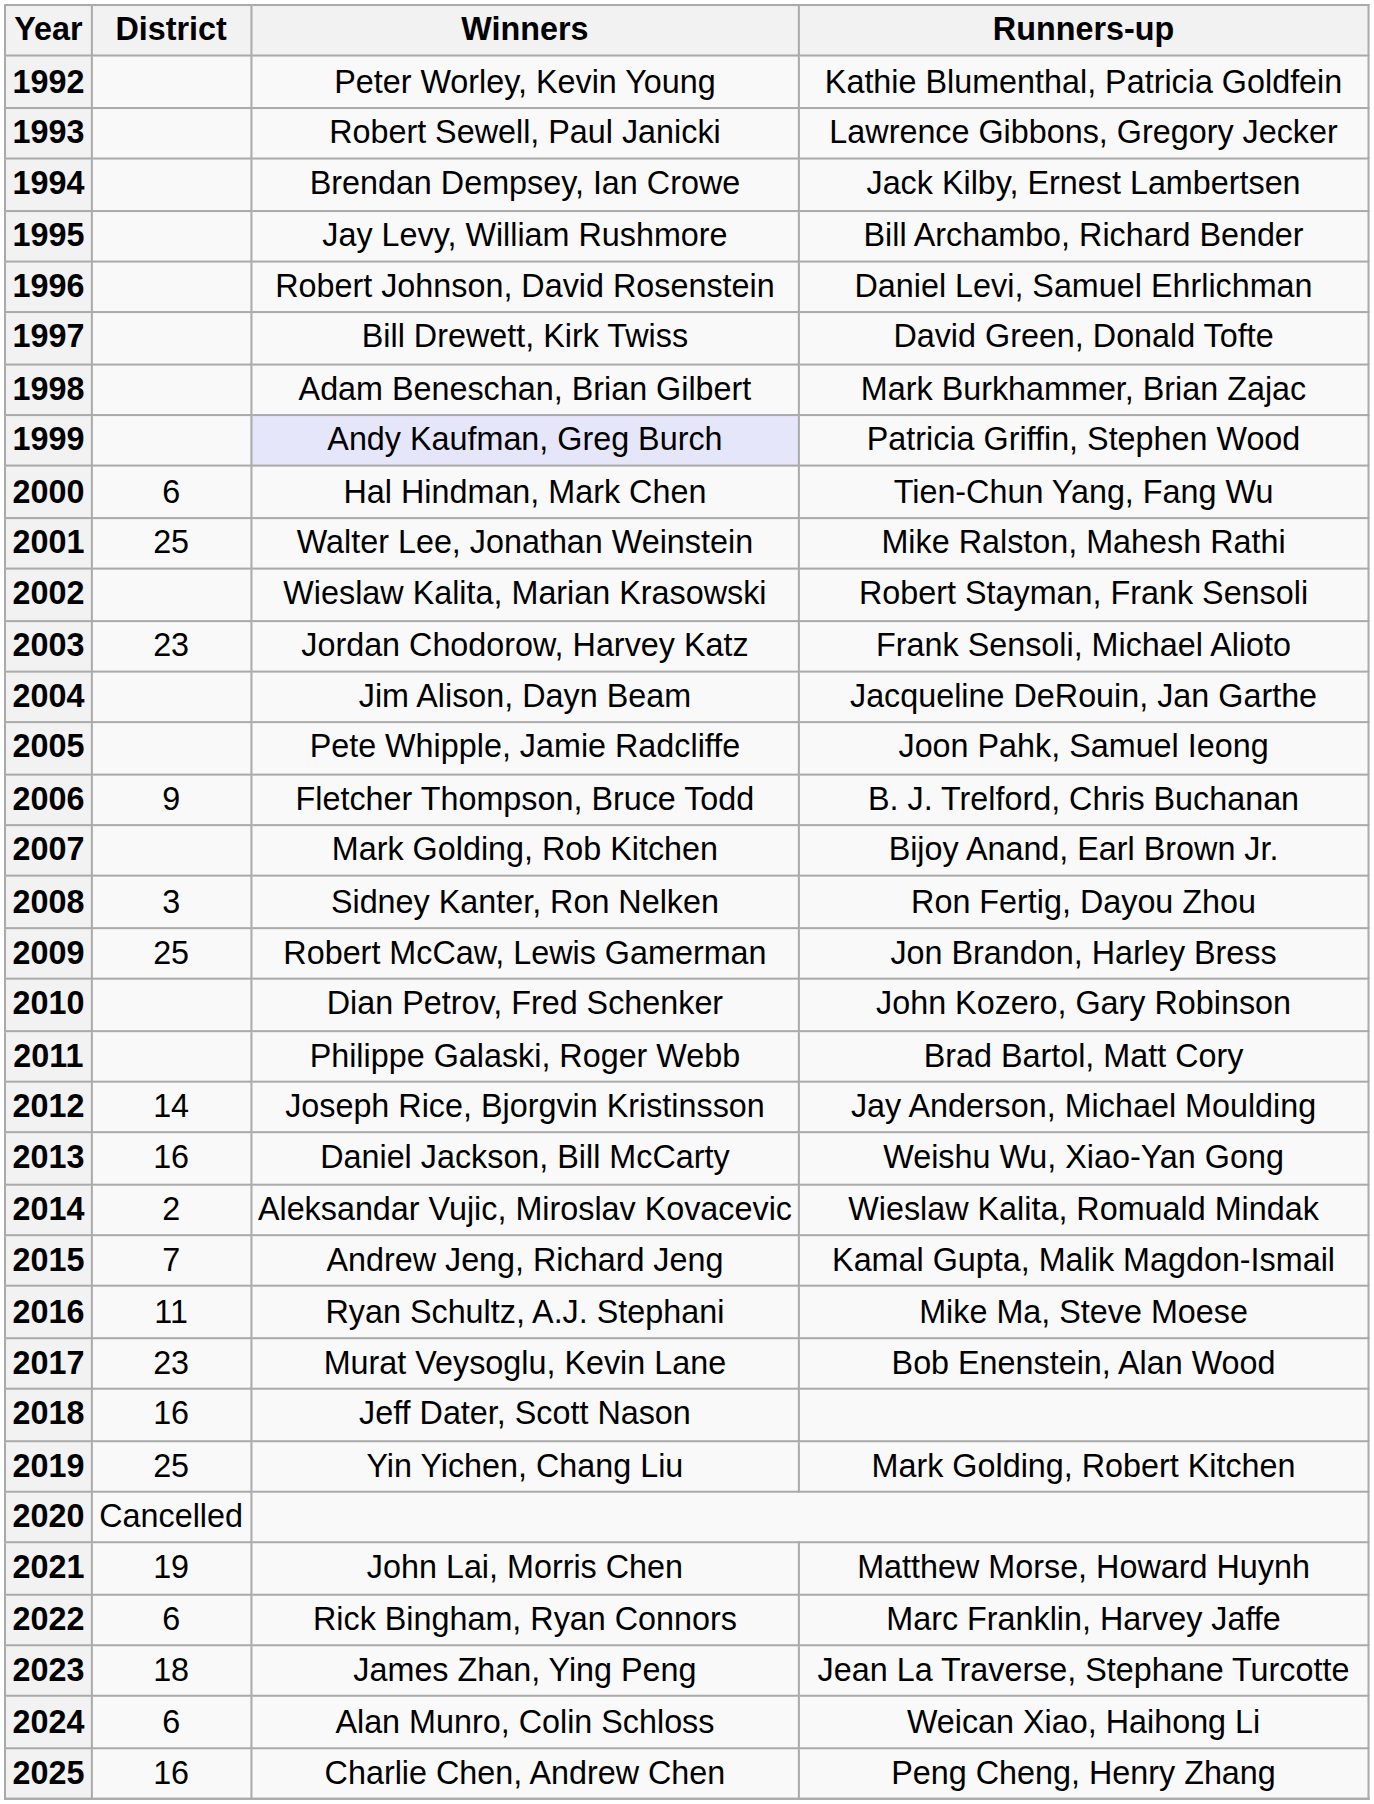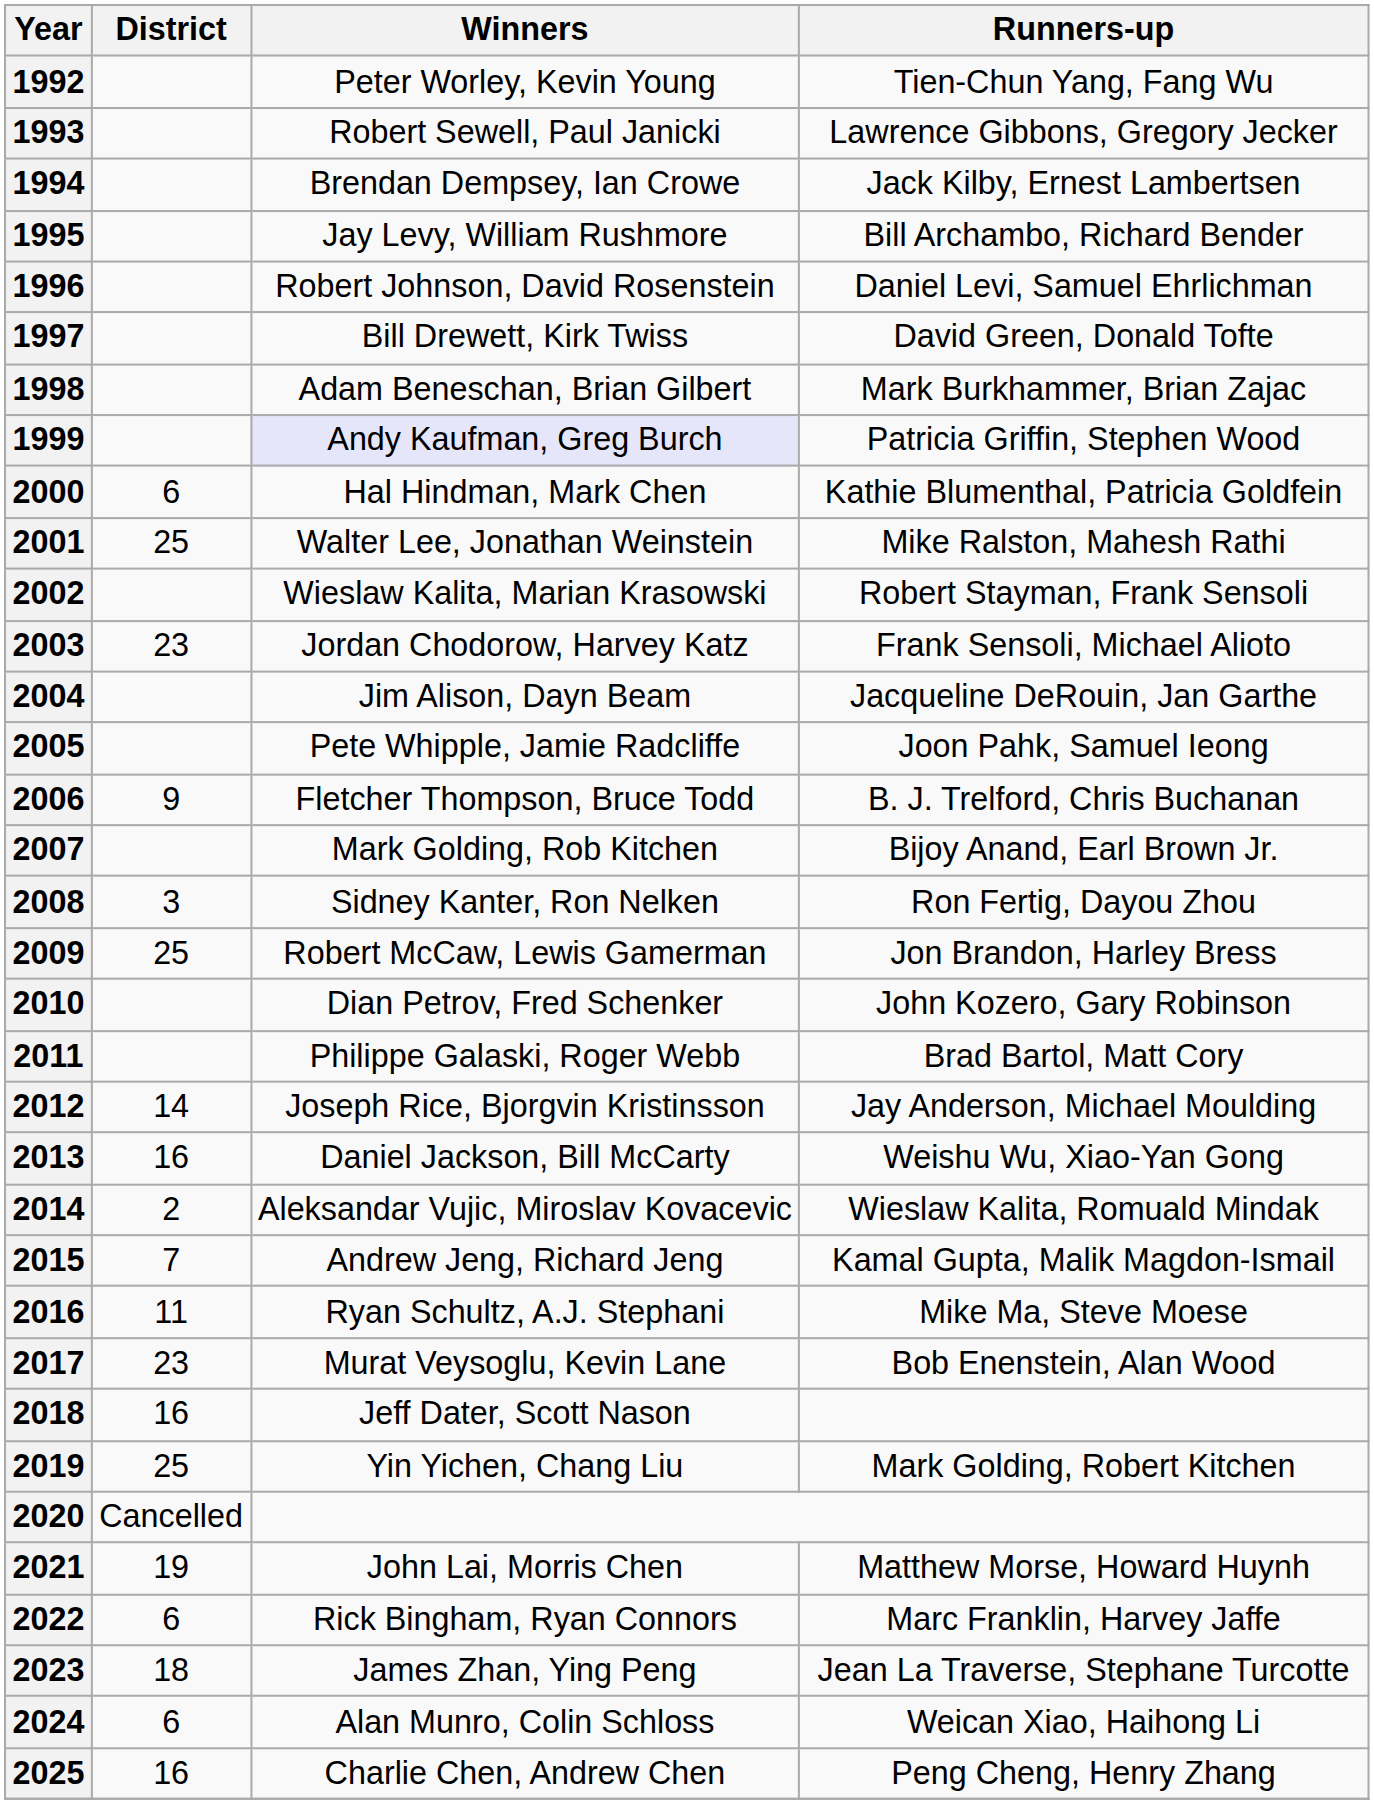(1084, 81) Kathie Blumenthal, Patricia Goldfein -> (1084, 81) Tien-Chun Yang, Fang Wu
(1084, 491) Tien-Chun Yang, Fang Wu -> (1084, 491) Kathie Blumenthal, Patricia Goldfein
